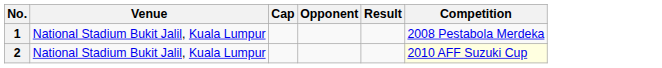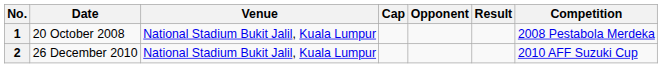+ column: (85, 14)
(467, 53) lightyellow background -> (578, 53) no background
